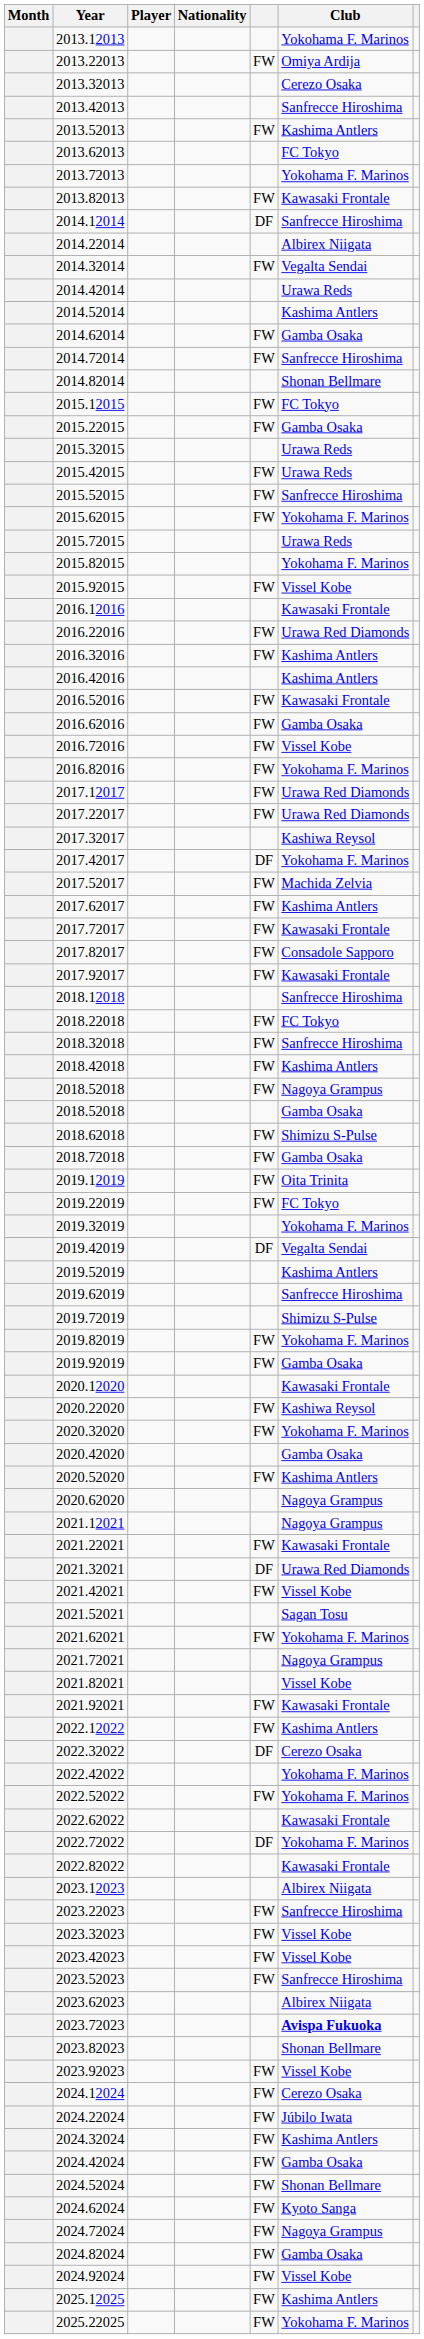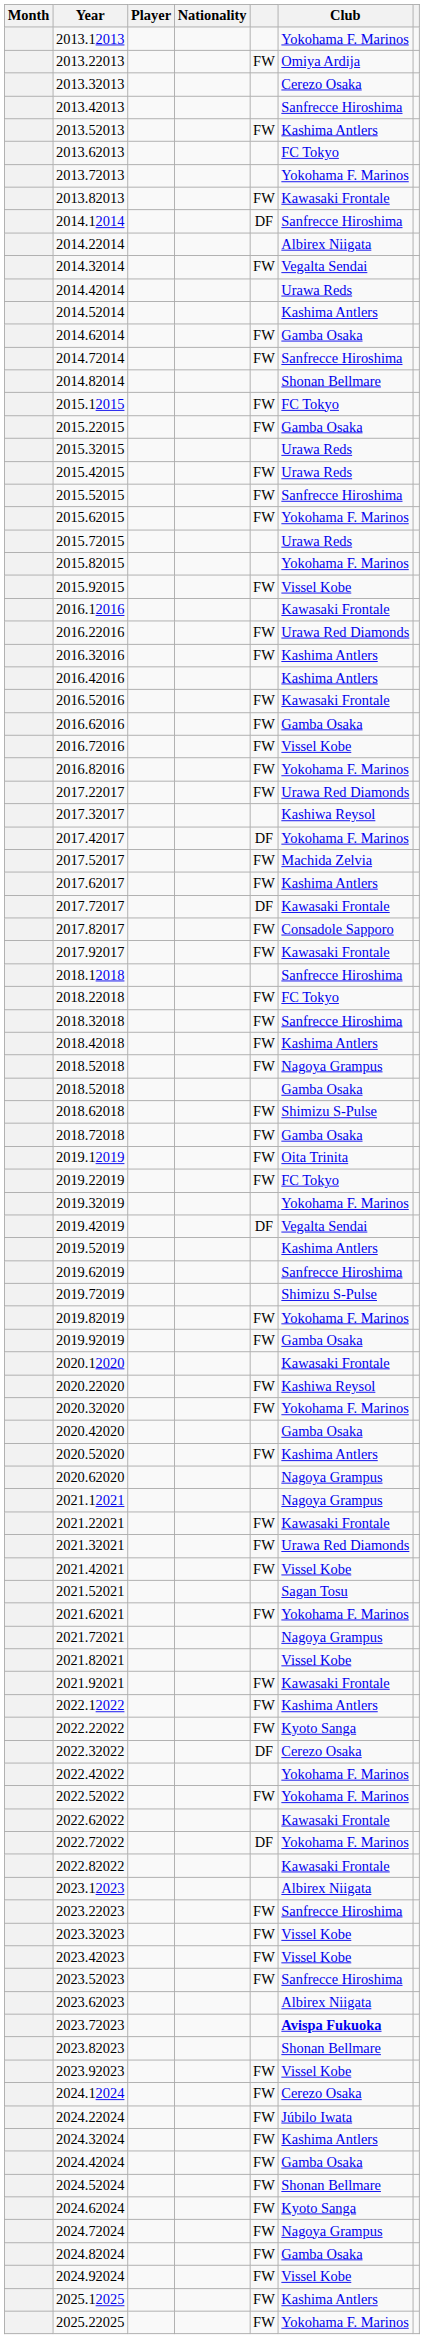- row: (29, 792)
(264, 929) FW -> (264, 906) DF
(264, 1568) DF -> (264, 1546) FW
+ row: (29, 1729)
